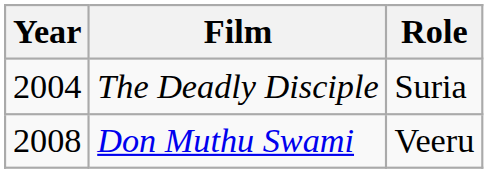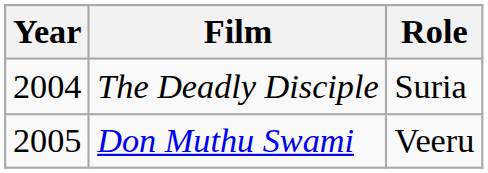(47, 140) 2008 -> (47, 140) 2005
